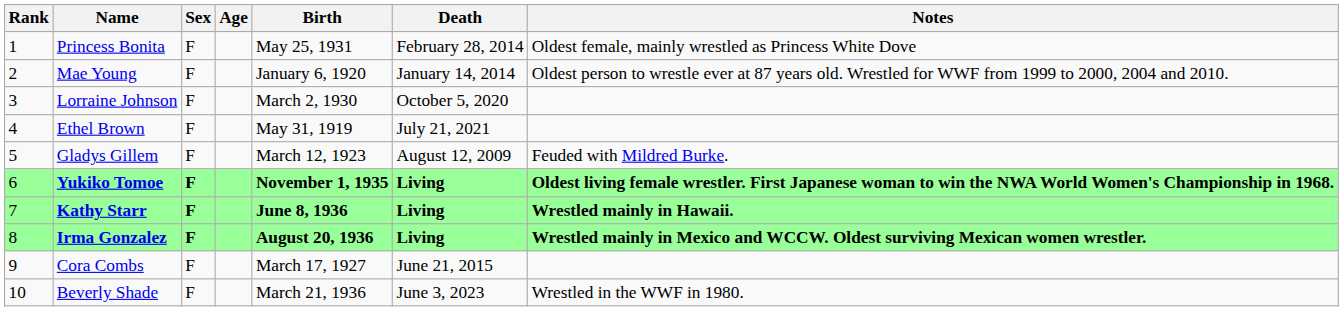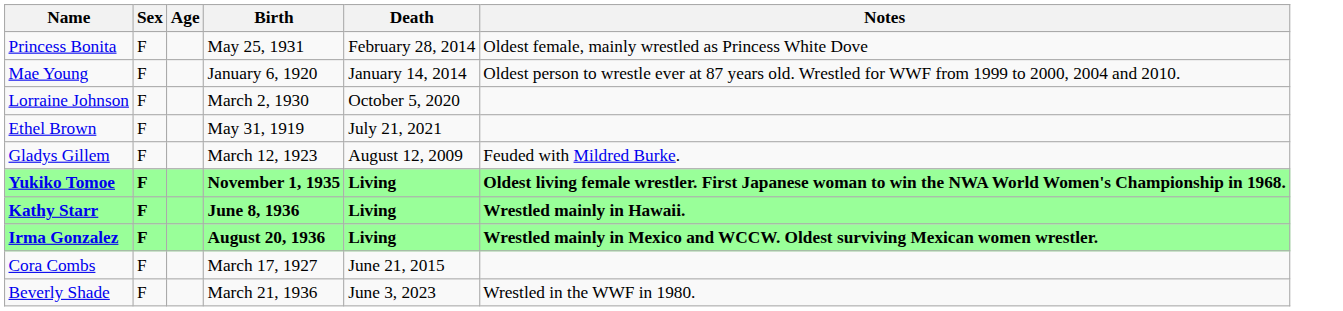- column: (29, 18)
